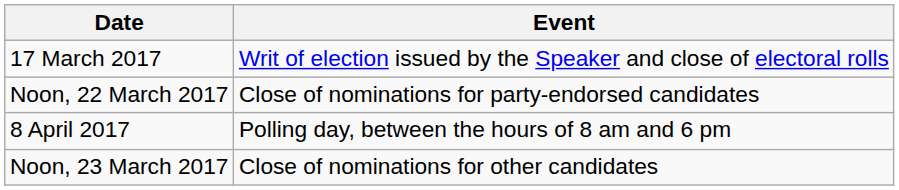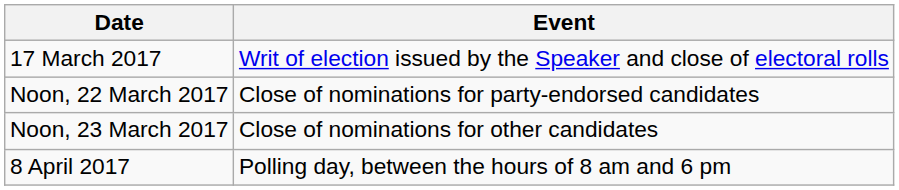rows swapped: (119, 166) <-> (70, 130)
